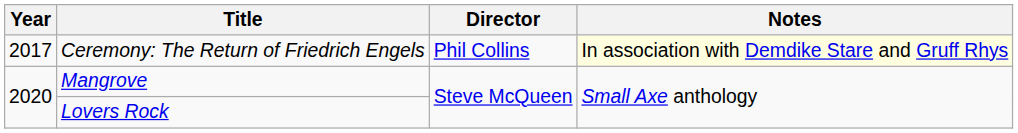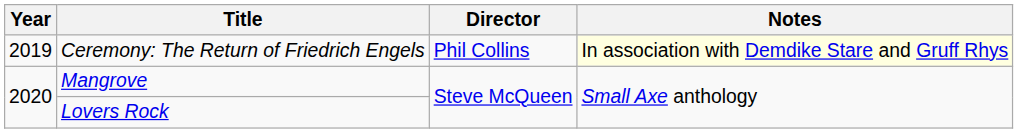(31, 50) 2017 -> (31, 50) 2019
